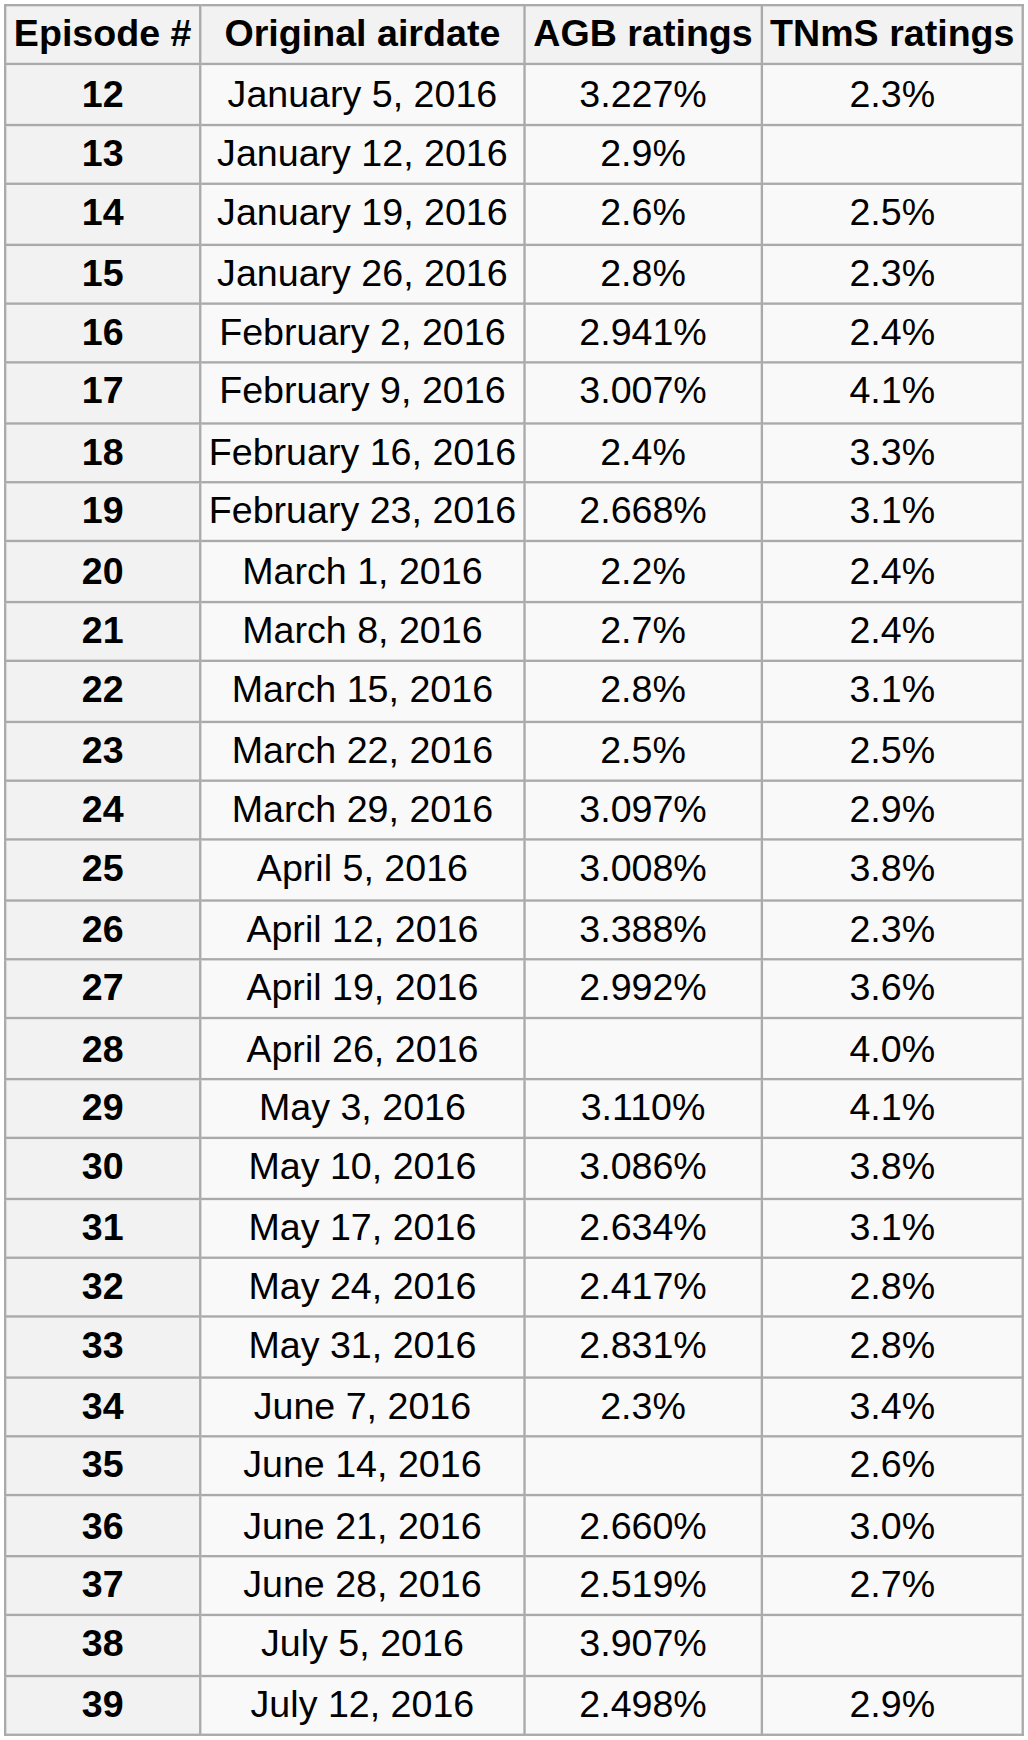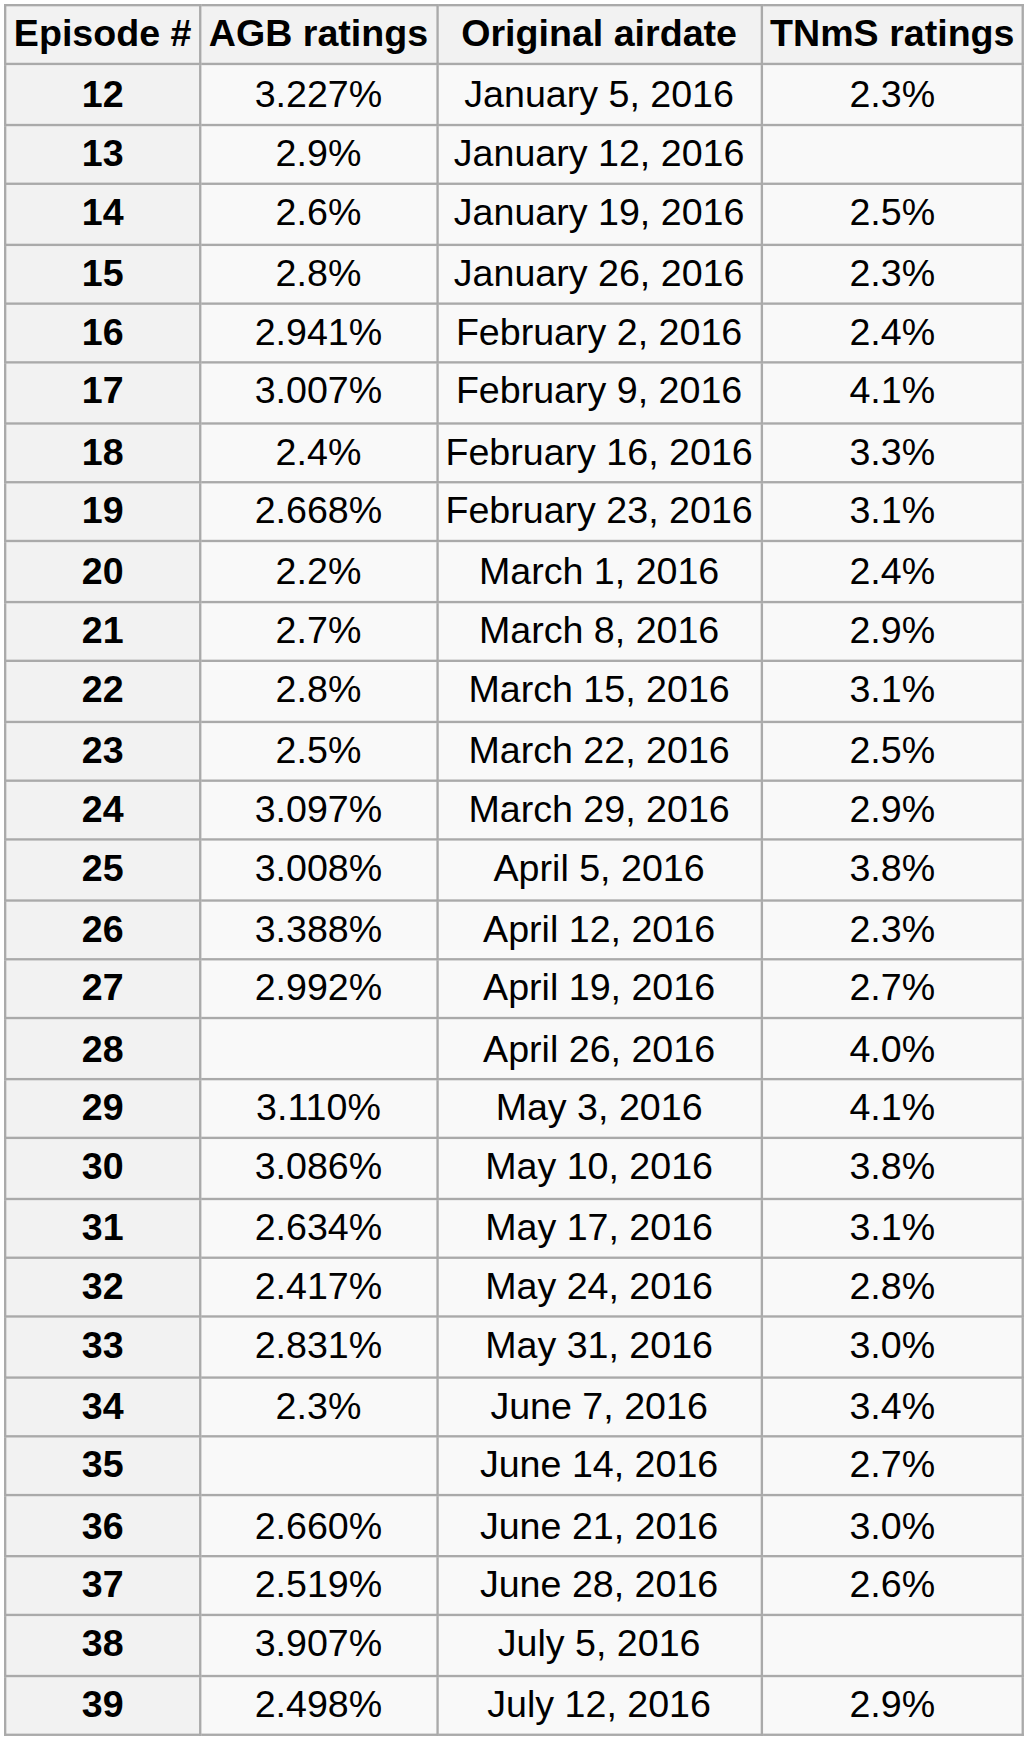columns swapped: (362, 34) <-> (643, 34)
(892, 630) 2.4% -> (892, 630) 2.9%
(892, 988) 3.6% -> (892, 988) 2.7%
(892, 1346) 2.8% -> (892, 1346) 3.0%
(892, 1465) 2.6% -> (892, 1465) 2.7%
(892, 1584) 2.7% -> (892, 1584) 2.6%
